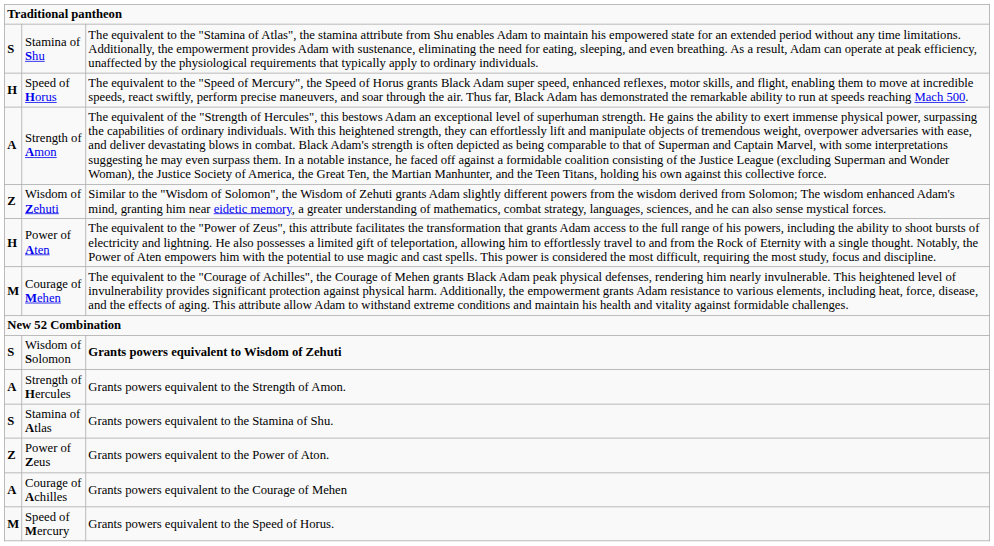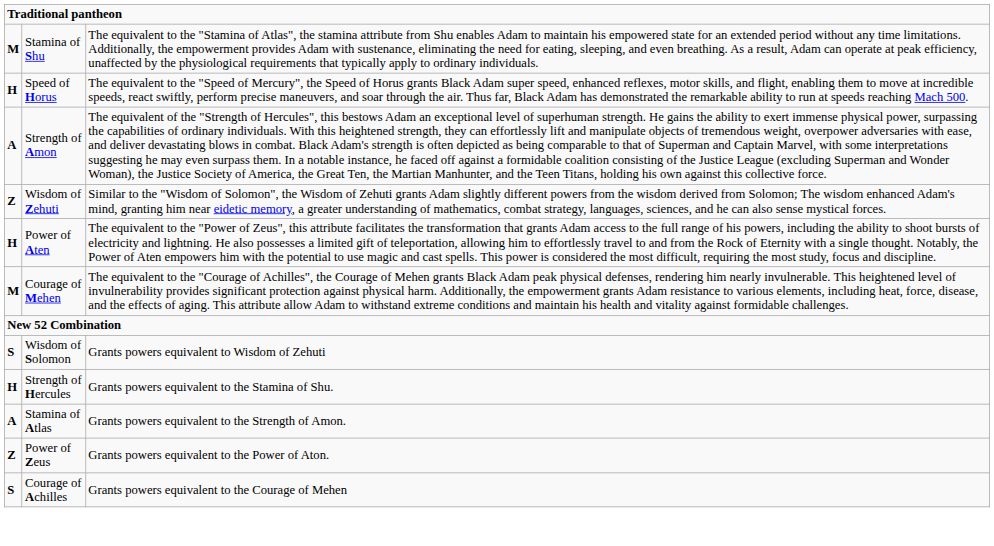(11, 48) S -> (13, 48) M
(215, 352) bold -> (207, 352) normal
(12, 386) A -> (12, 386) H
(217, 386) Grants powers equivalent to the Strength of Amon. -> (211, 386) Grants powers equivalent to the Stamina of Shu.
(11, 421) S -> (12, 421) A
(211, 421) Grants powers equivalent to the Stamina of Shu. -> (217, 421) Grants powers equivalent to the Strength of Amon.
(12, 489) A -> (11, 489) S
- row: (47, 523)
